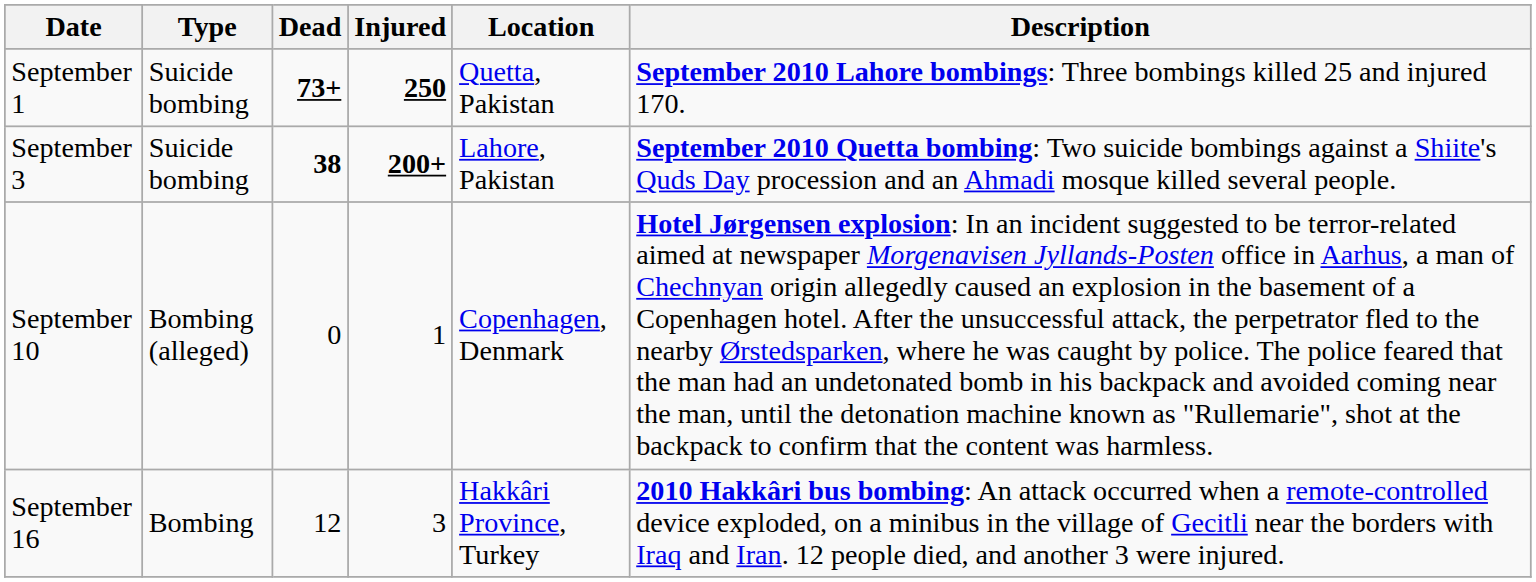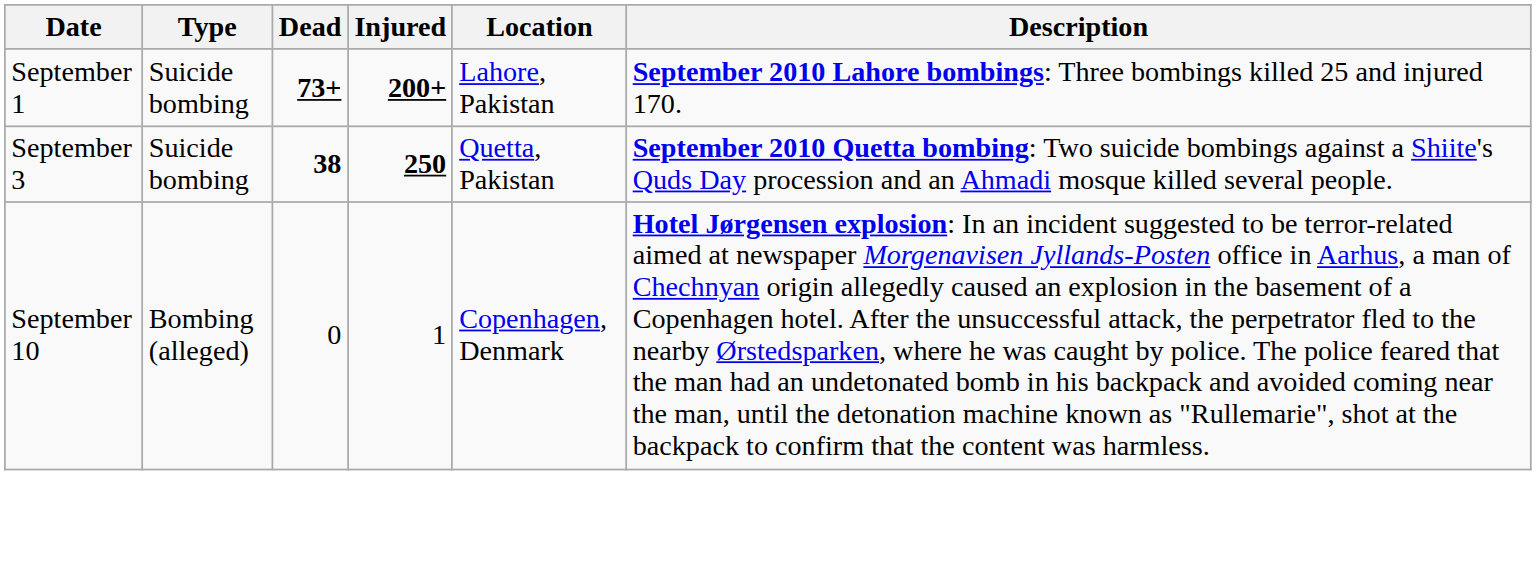(425, 87) 250 -> (417, 87) 200+
(507, 87) Quetta, Pakistan -> (507, 87) Lahore, Pakistan
(417, 163) 200+ -> (425, 163) 250
(507, 163) Lahore, Pakistan -> (507, 163) Quetta, Pakistan
- row: (72, 522)
